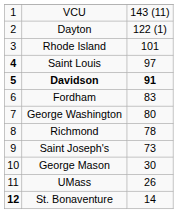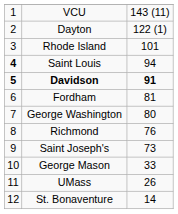(150, 64) 97 -> (150, 64) 94
(150, 98) 83 -> (150, 98) 81
(150, 132) 78 -> (150, 132) 76
(150, 166) 30 -> (150, 166) 33
(13, 200) bold -> (13, 200) normal
